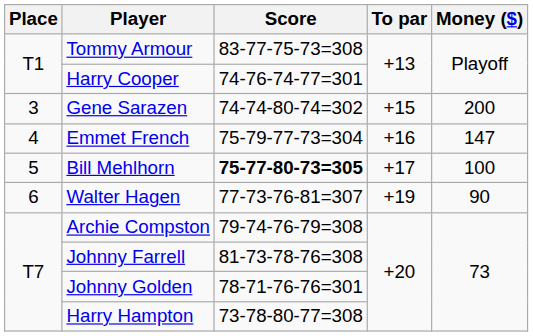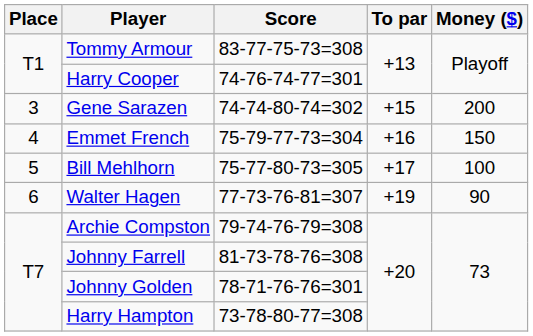(480, 138) 147 -> (480, 138) 150
(291, 167) bold -> (291, 167) normal
